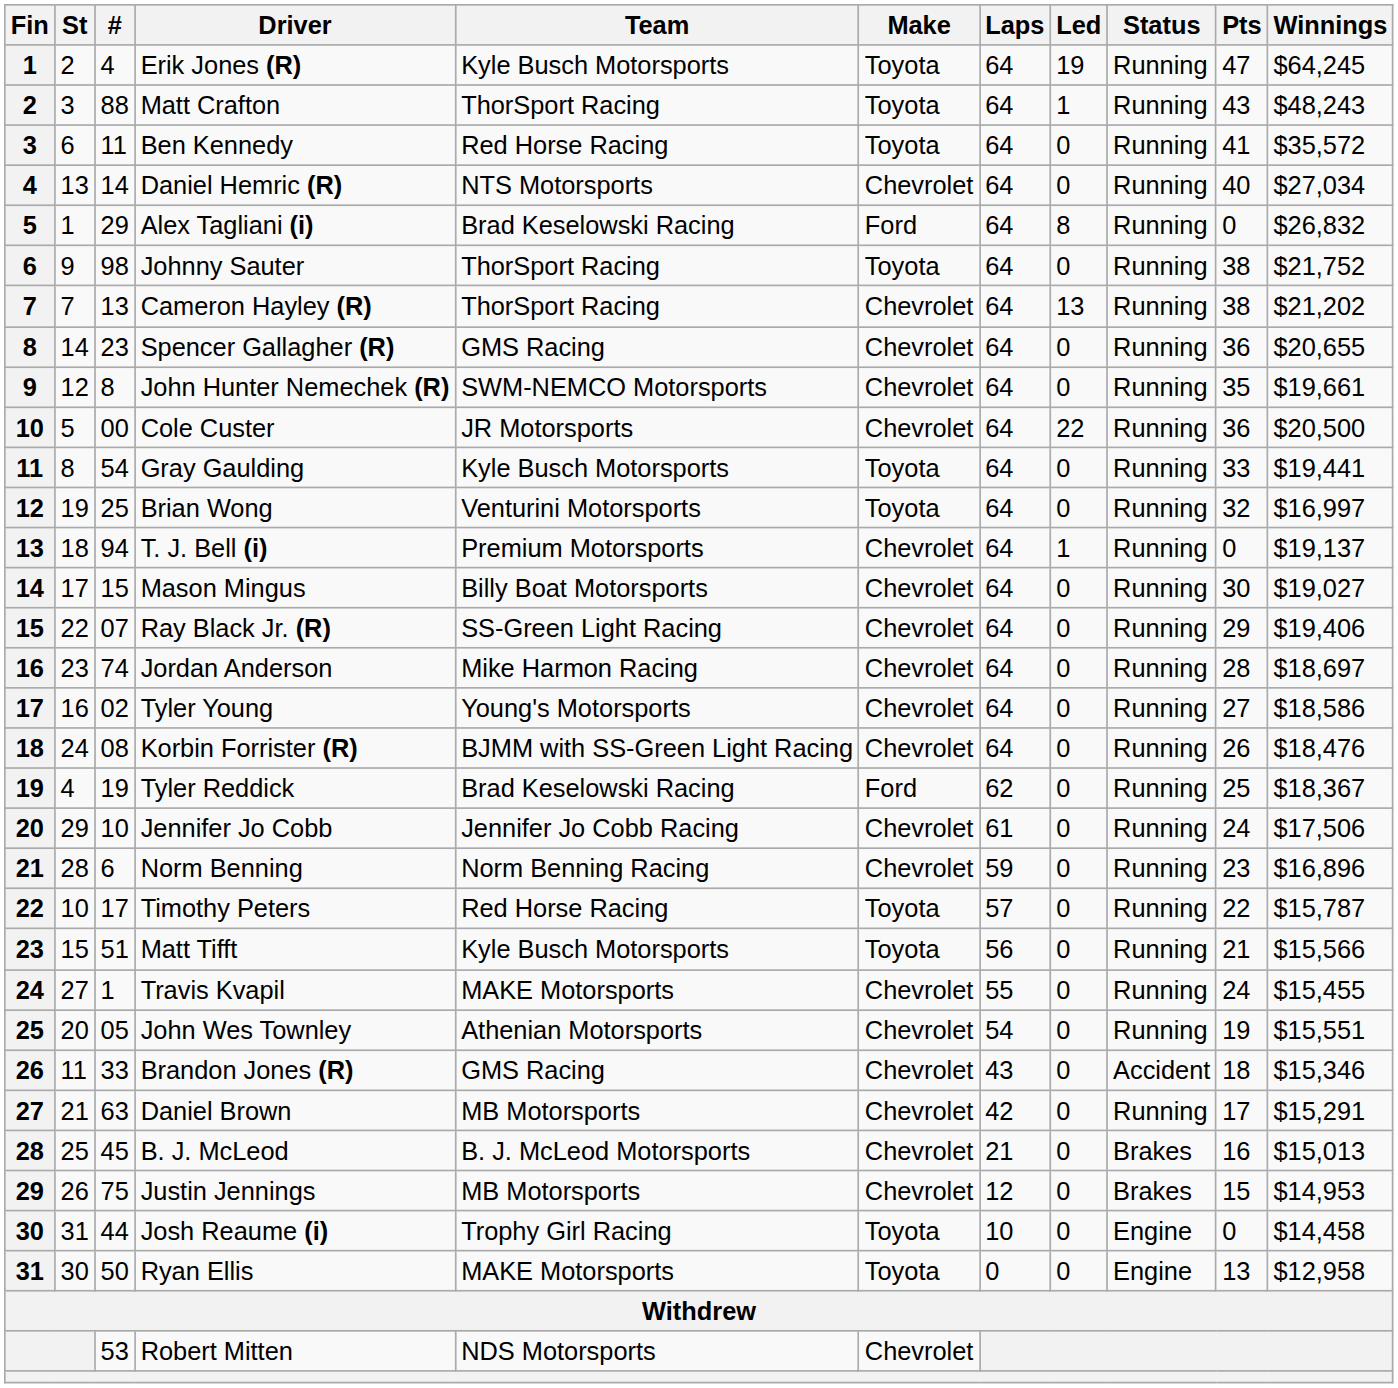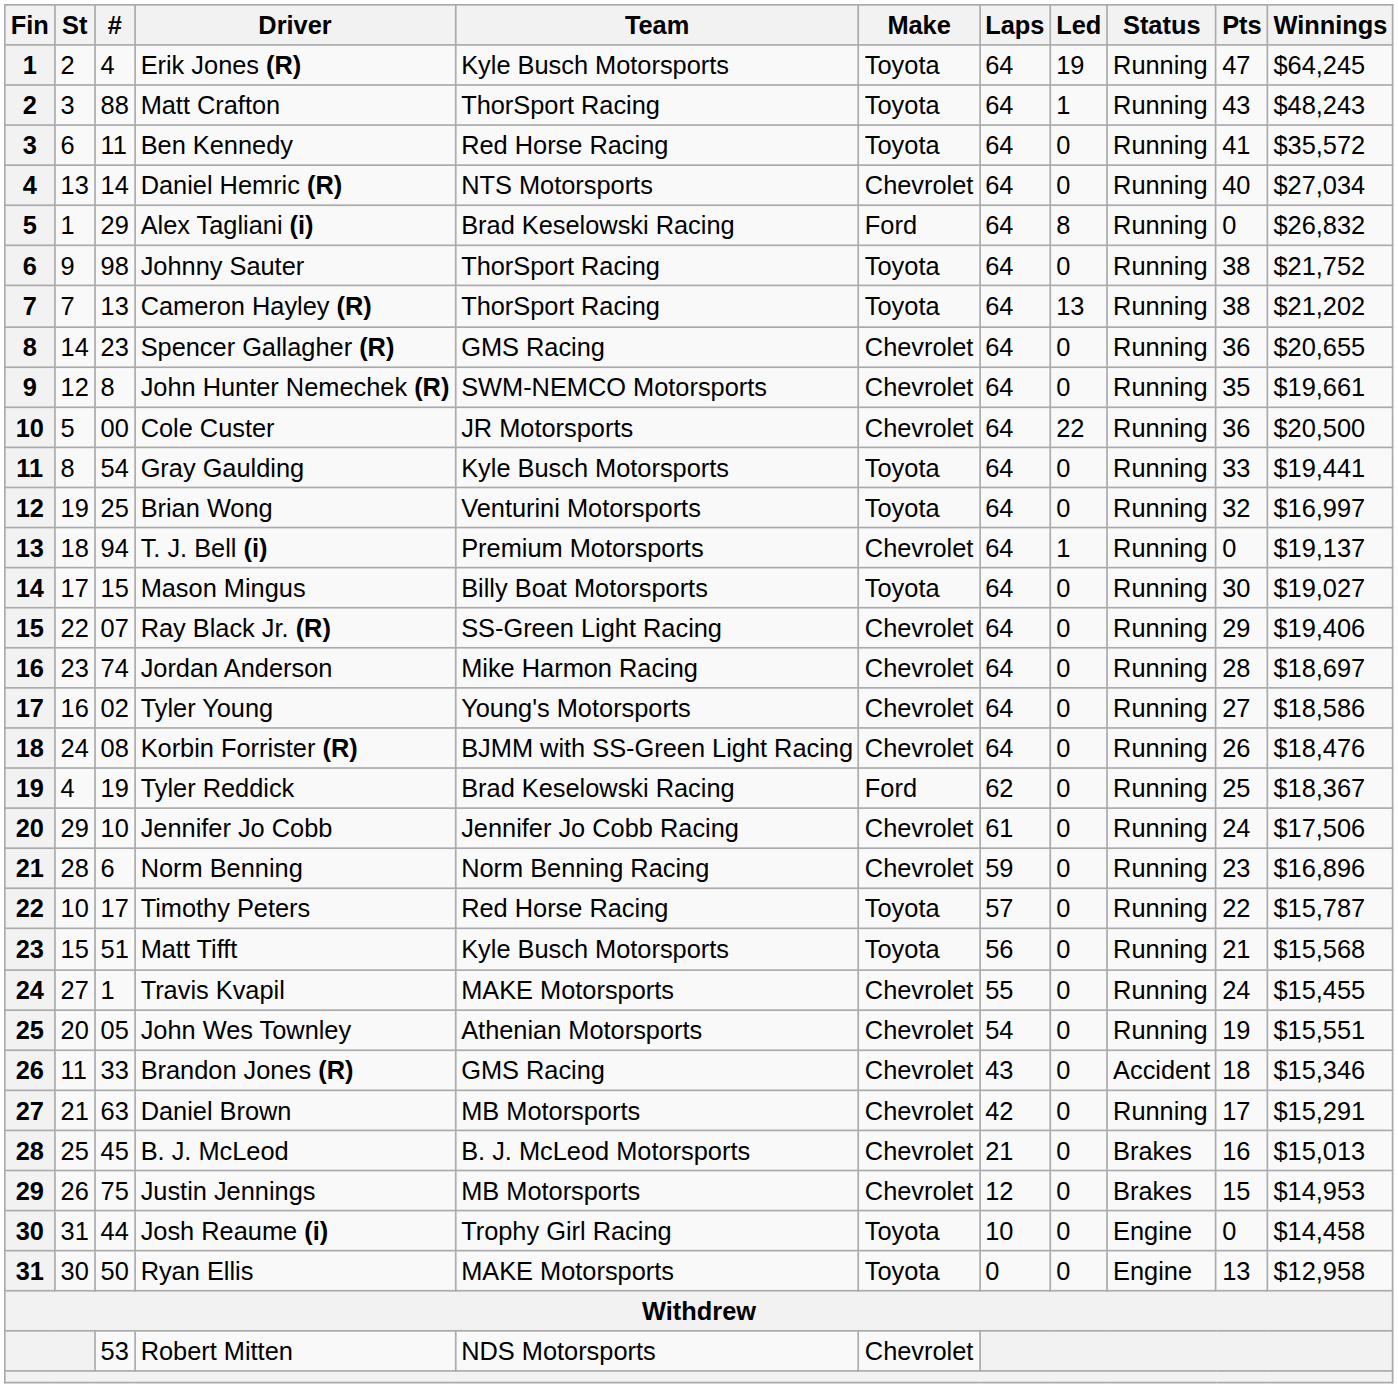(919, 306) Chevrolet -> (902, 306) Toyota
(919, 588) Chevrolet -> (902, 588) Toyota
(1319, 949) $15,566 -> (1319, 949) $15,568
